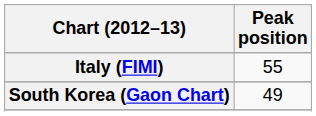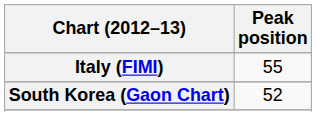(273, 95) 49 -> (273, 95) 52
